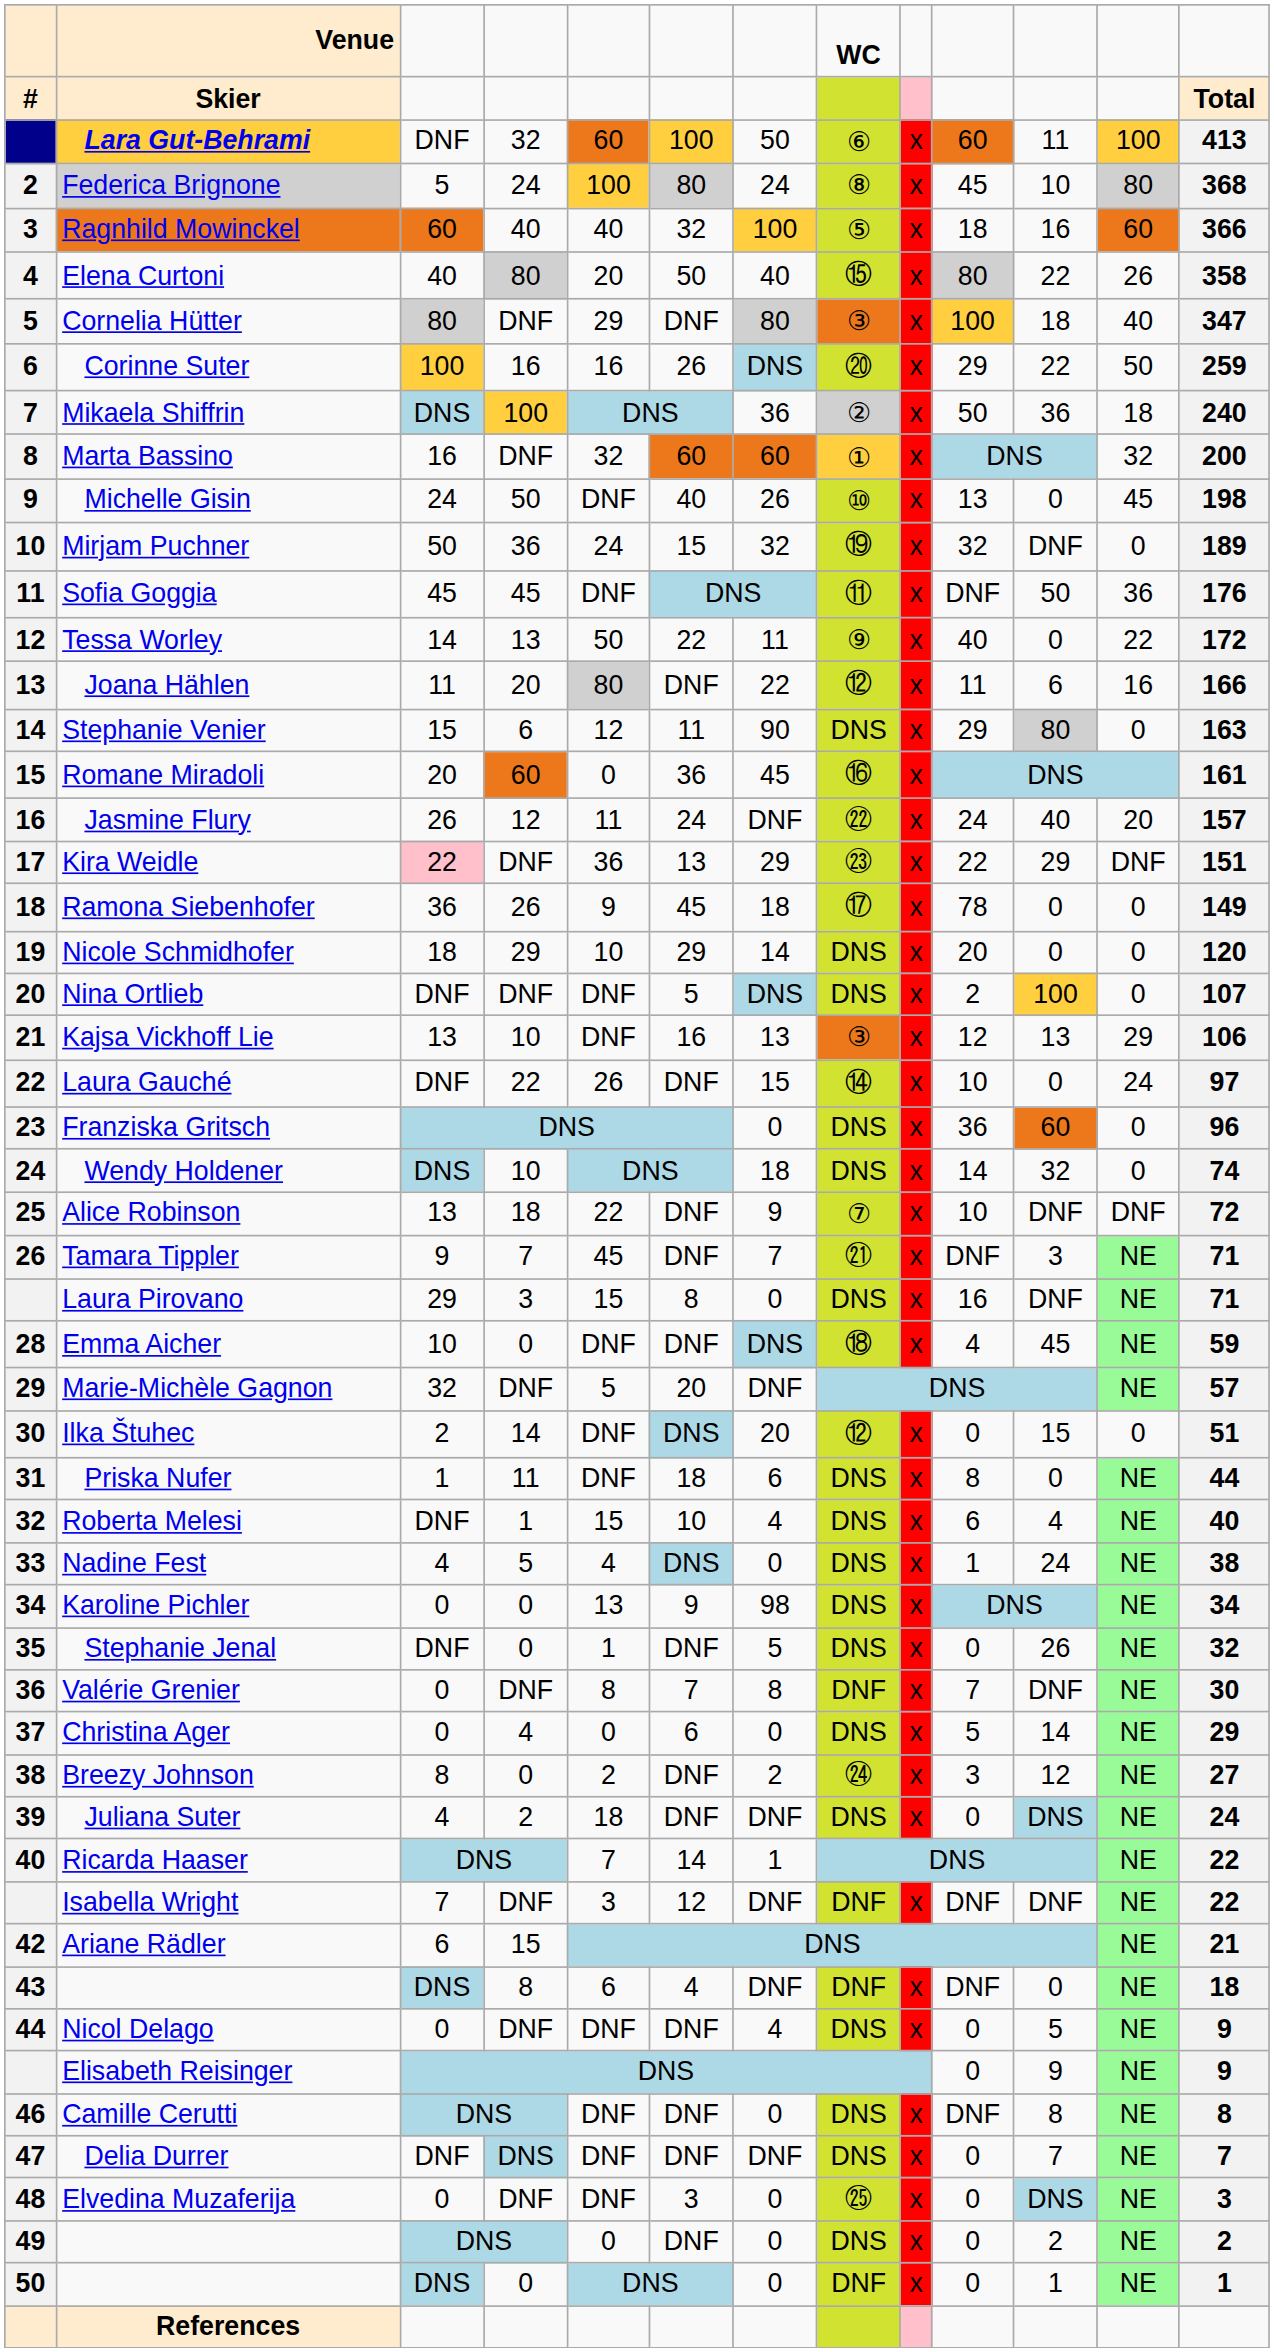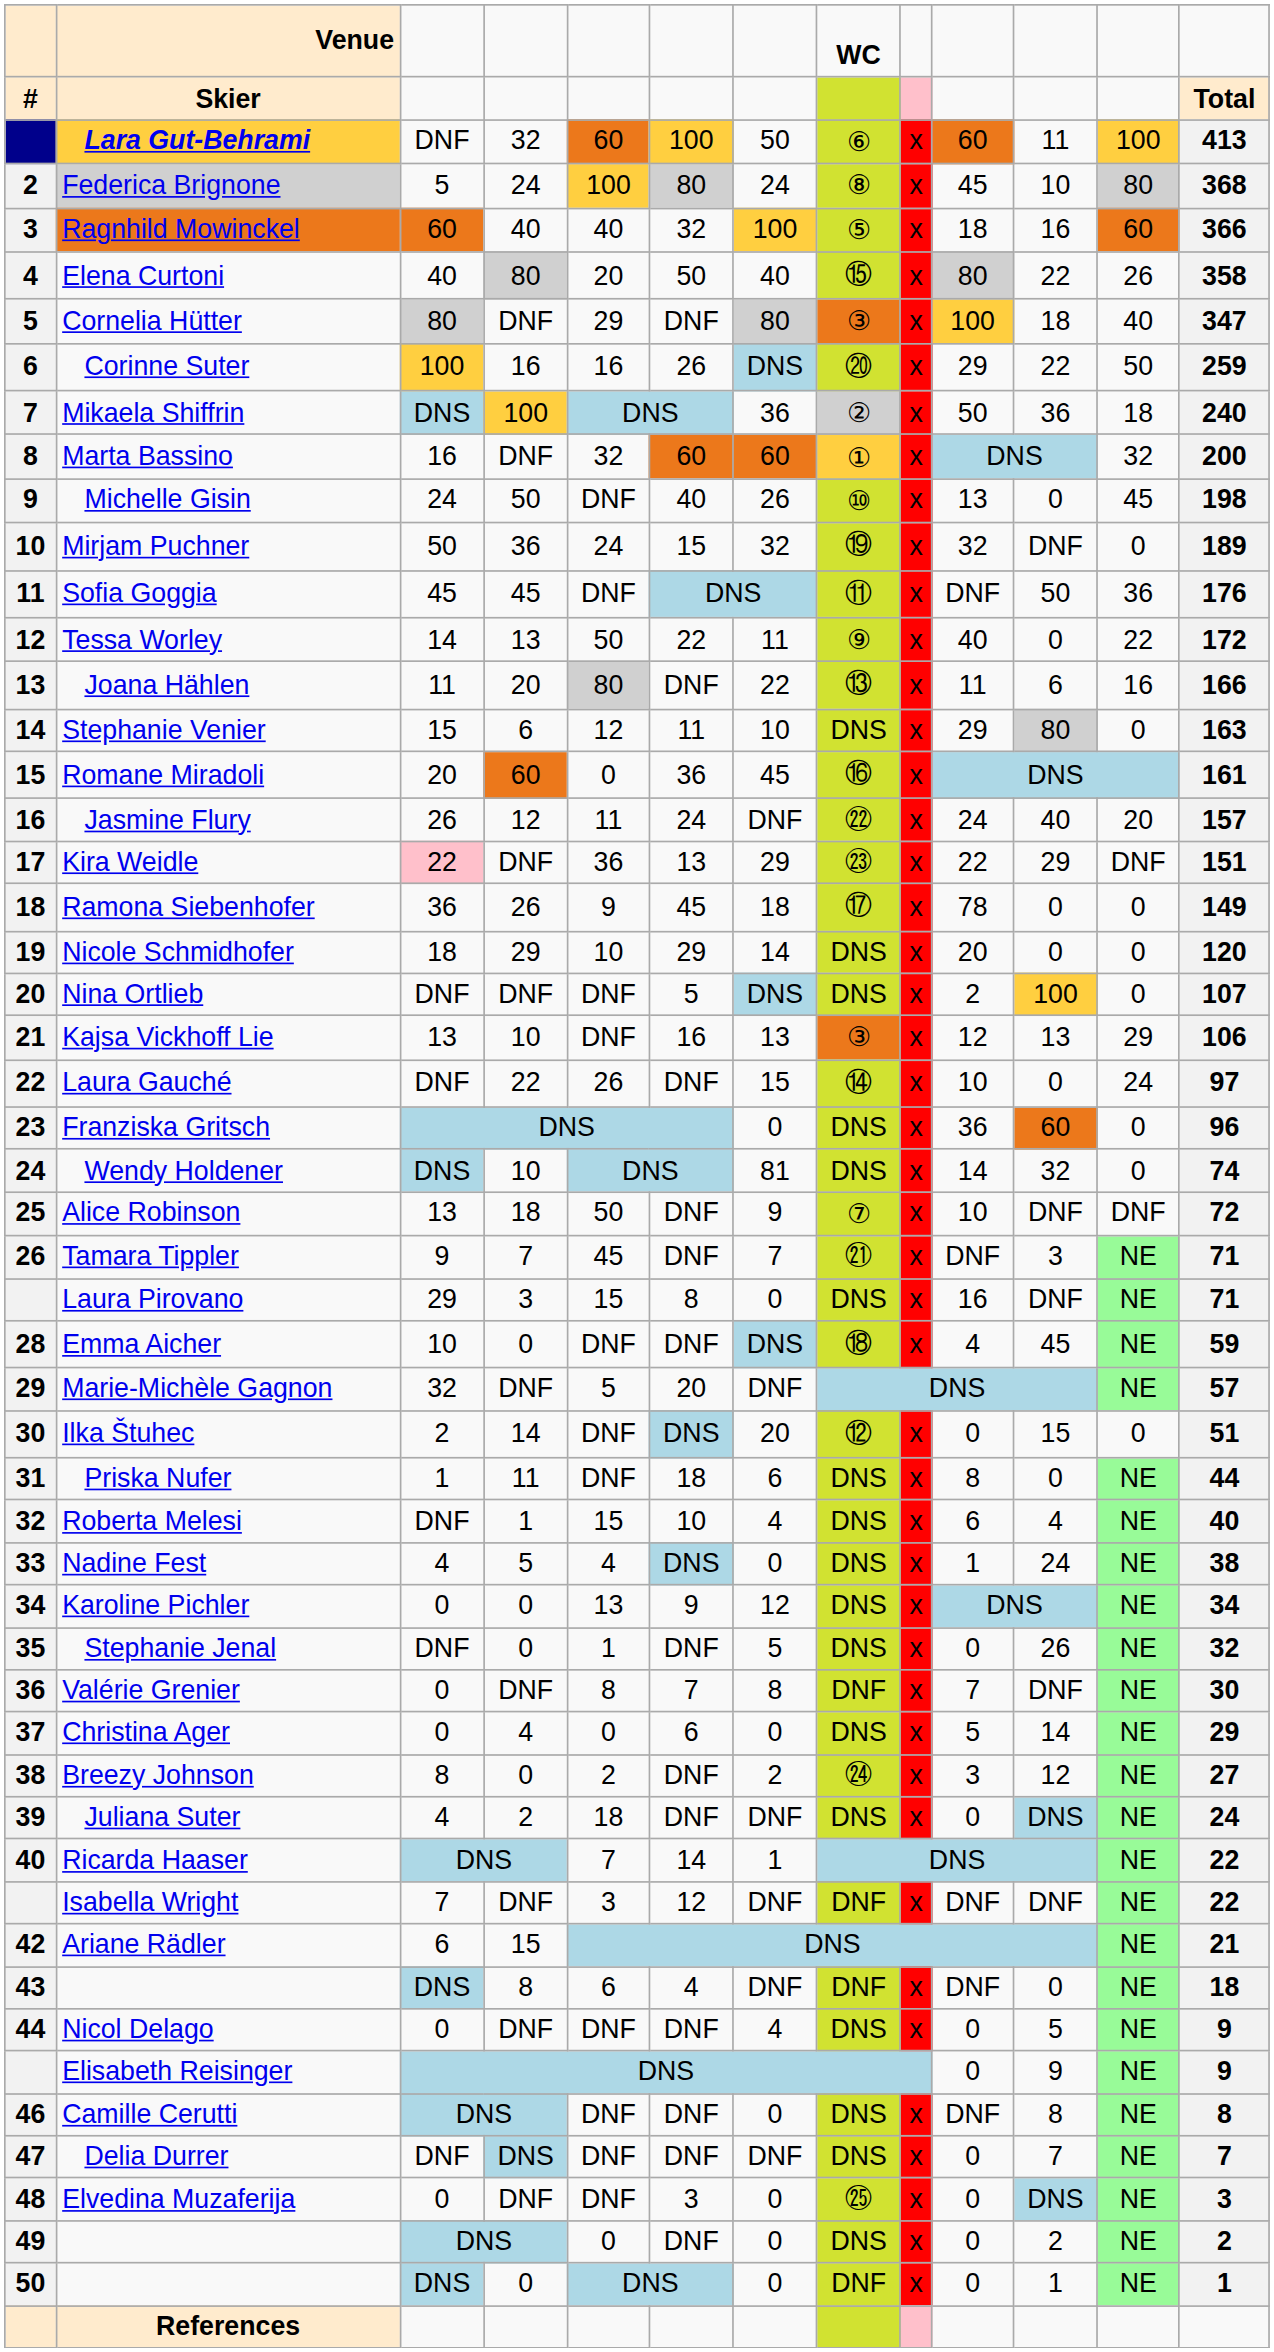(859, 684) ⑫ -> (859, 684) ⑬
(775, 729) 90 -> (775, 729) 10
(775, 1170) 18 -> (775, 1170) 81
(608, 1213) 22 -> (608, 1213) 50
(775, 1605) 98 -> (775, 1605) 12
